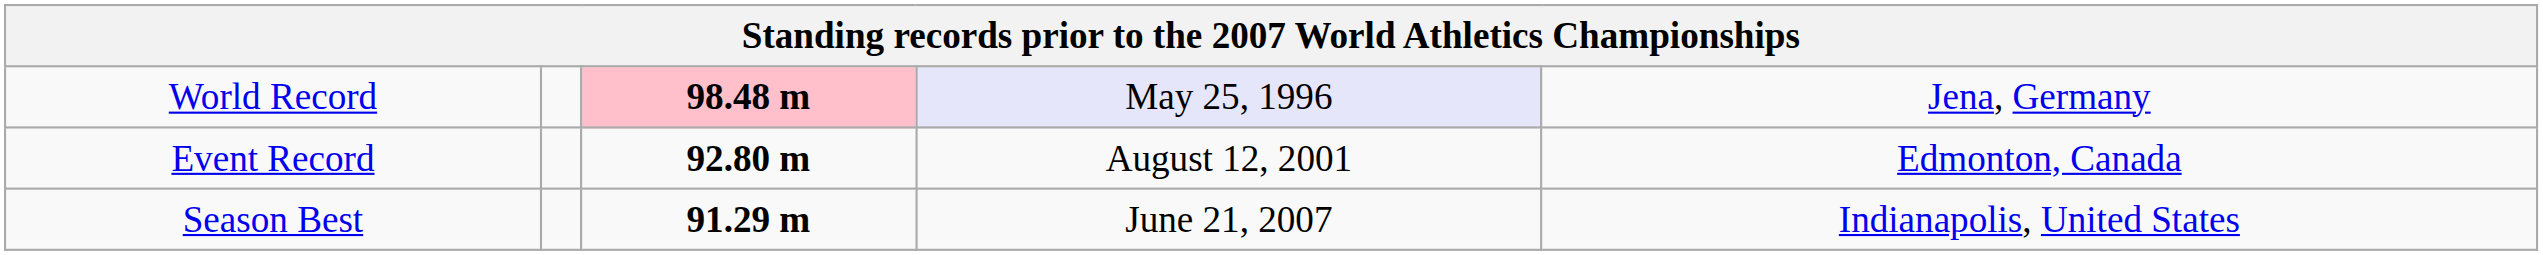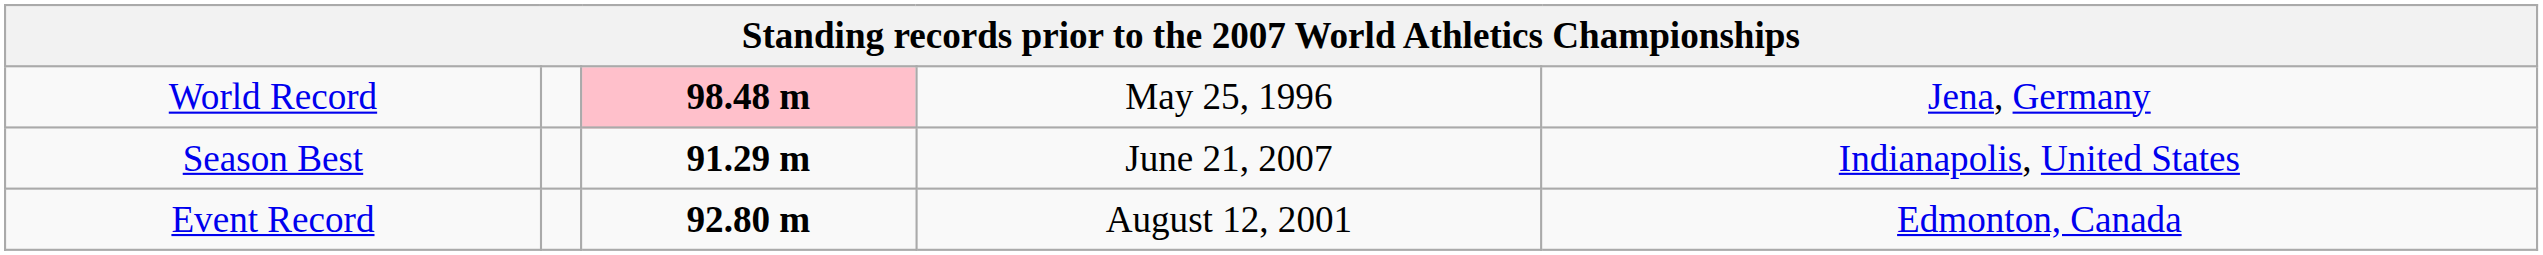(1229, 95) lavender background -> (1229, 95) no background
rows swapped: (273, 157) <-> (273, 218)
